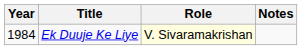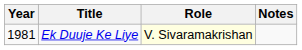(21, 34) 1984 -> (21, 34) 1981
